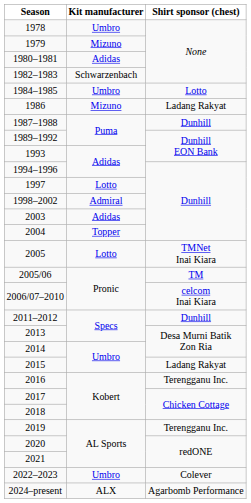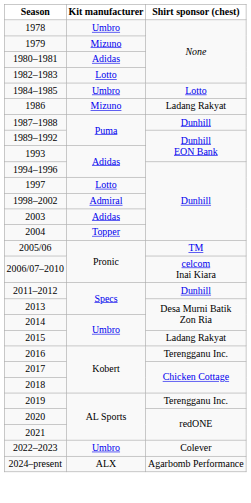(106, 75) Schwarzenbach -> (106, 75) Lotto
- row: (35, 253)
